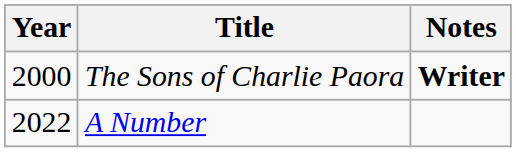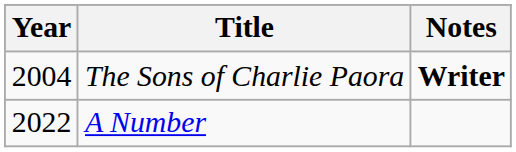(42, 75) 2000 -> (42, 75) 2004
